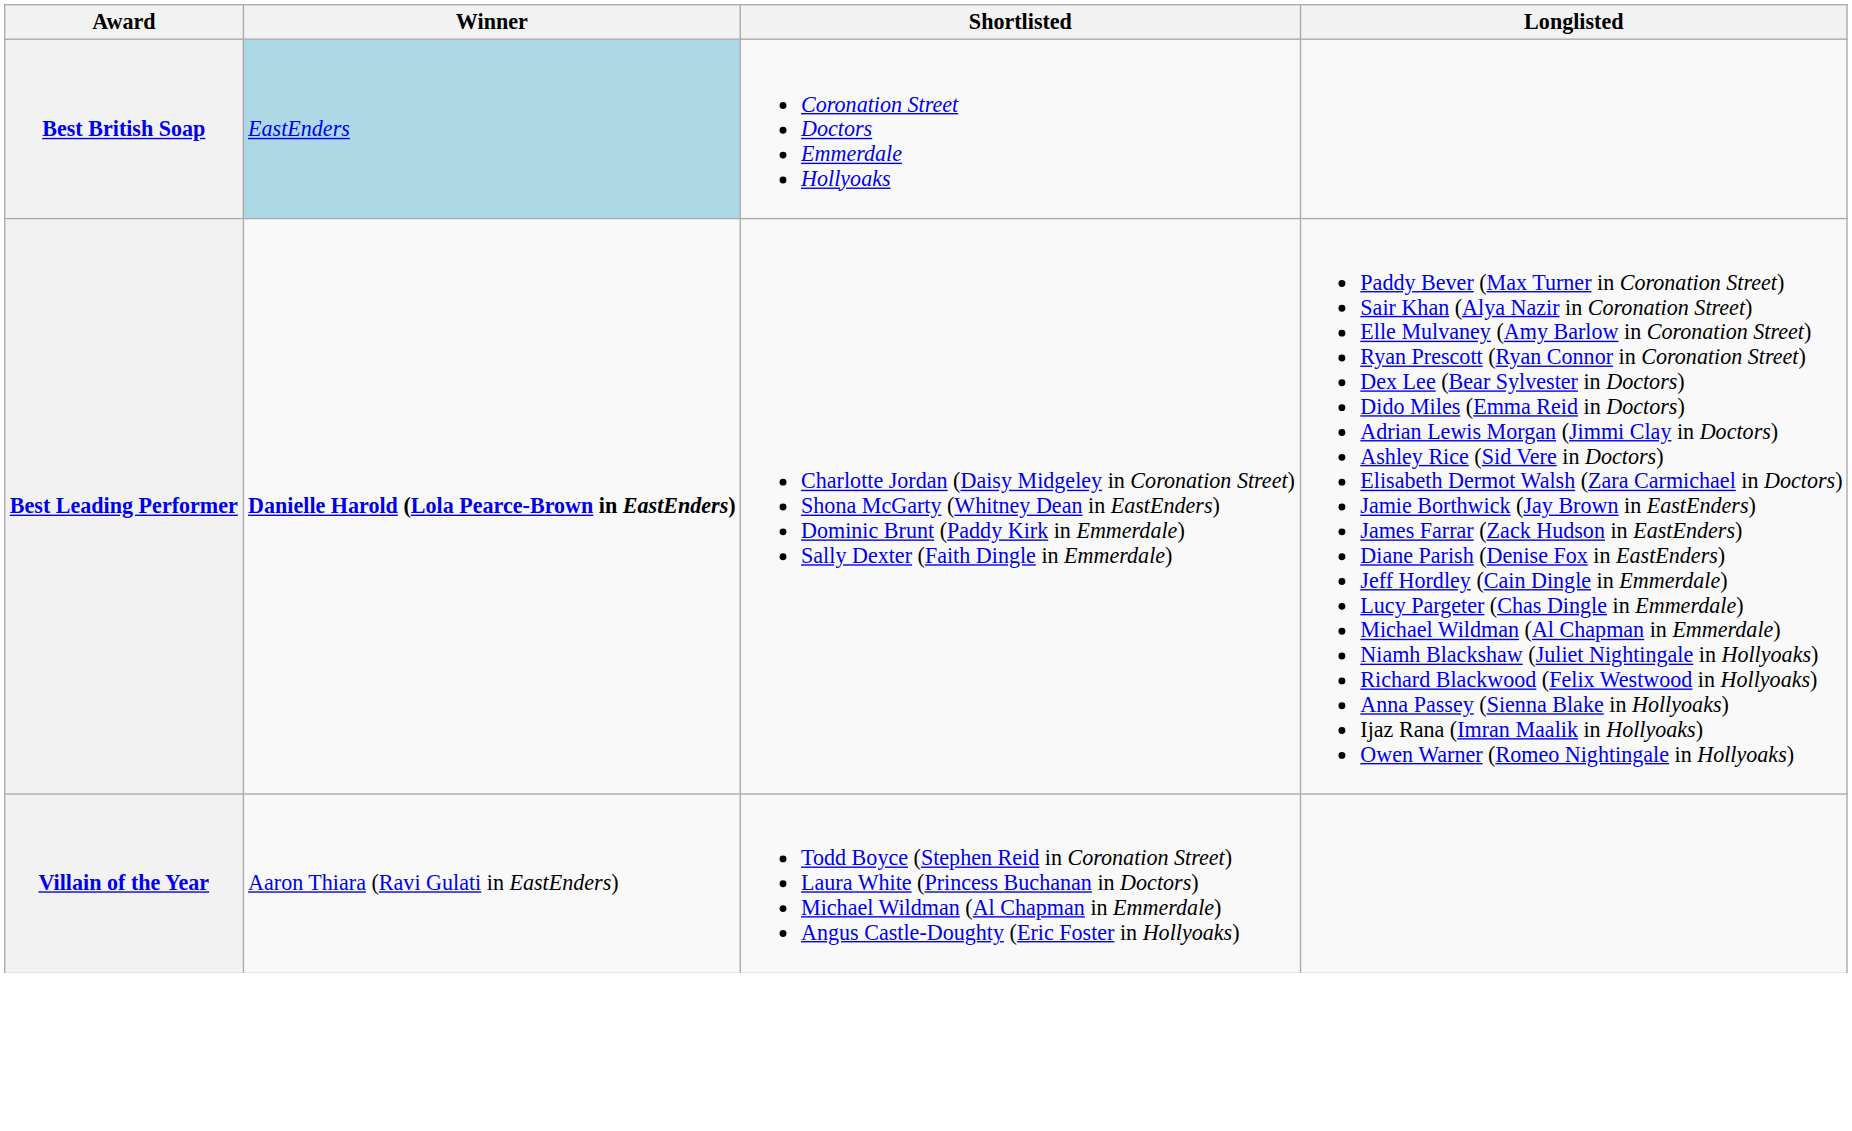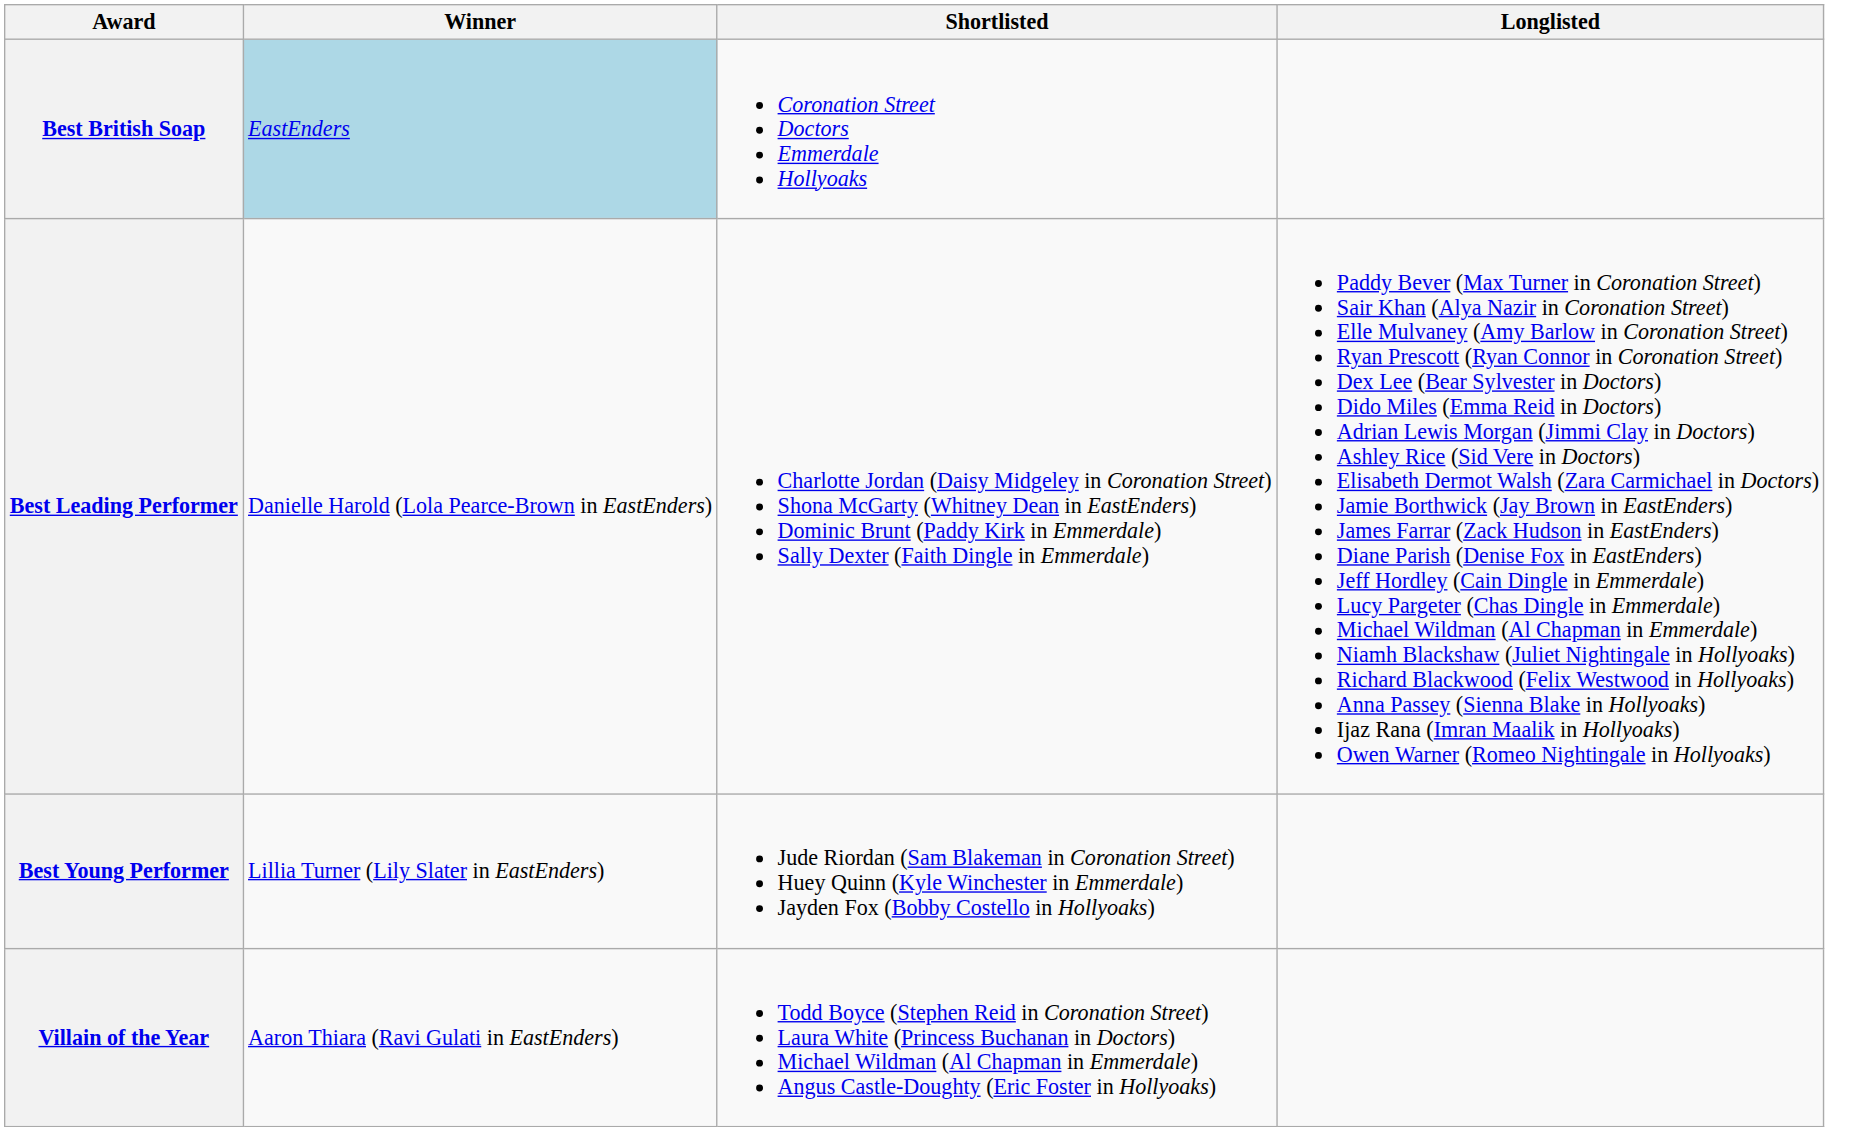(492, 506) bold -> (480, 506) normal
+ row: (124, 870)
